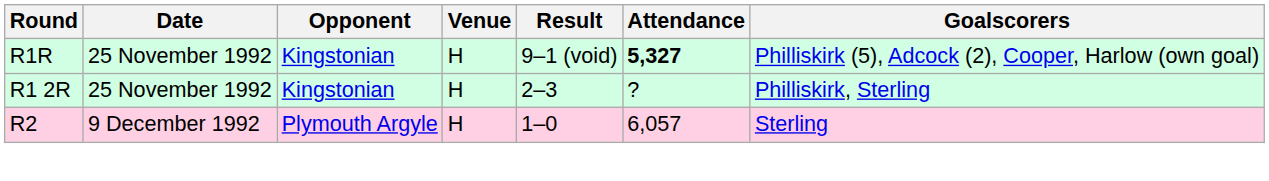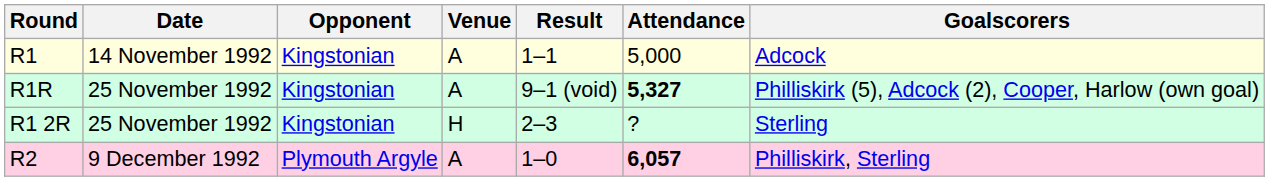+ row: (23, 55)
(456, 55) H -> (455, 90) A
(843, 90) Philliskirk, Sterling -> (792, 124) Sterling
(456, 124) H -> (455, 158) A
(654, 124) normal -> (654, 158) bold
(792, 124) Sterling -> (843, 158) Philliskirk, Sterling
